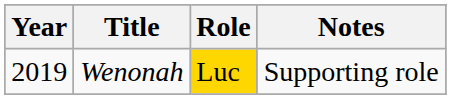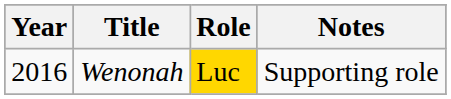(39, 71) 2019 -> (39, 71) 2016
